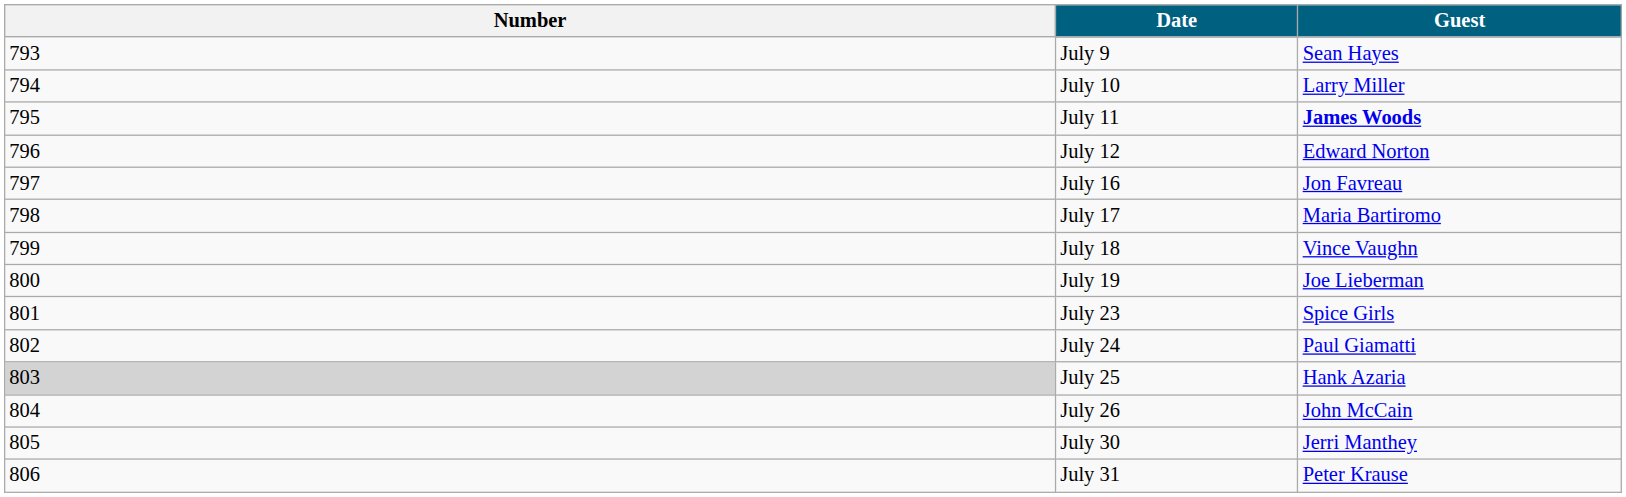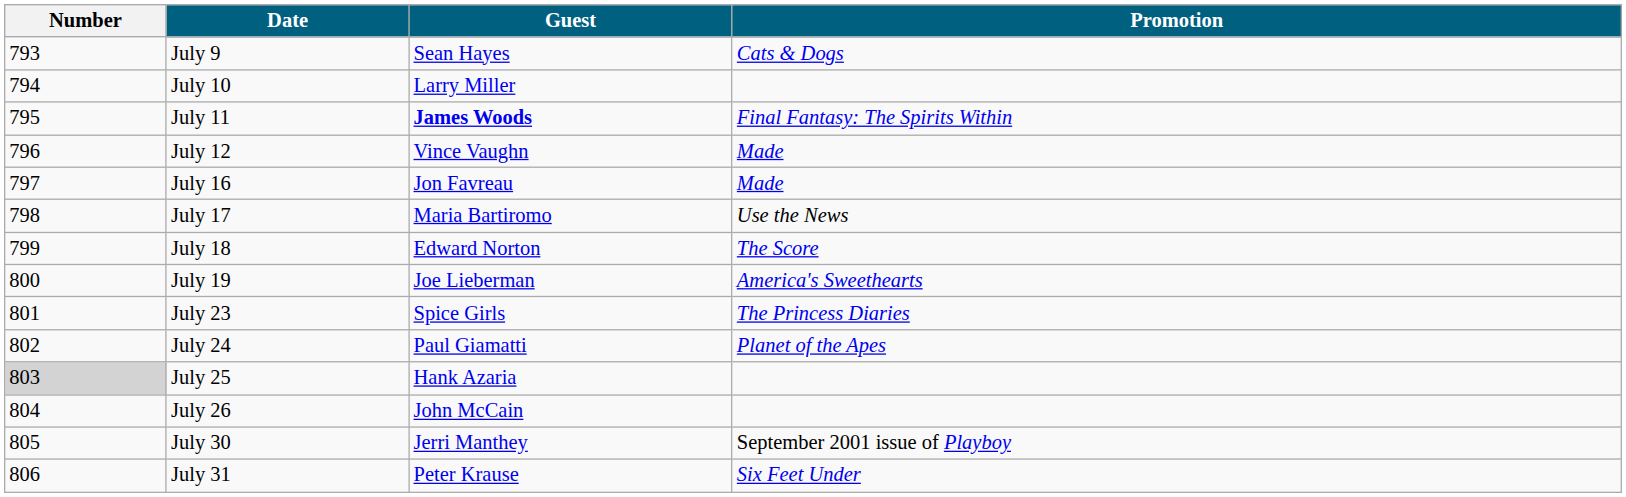+ column: (1177, 20)
(1366, 150) Edward Norton -> (471, 150) Vince Vaughn
(1360, 248) Vince Vaughn -> (477, 248) Edward Norton
